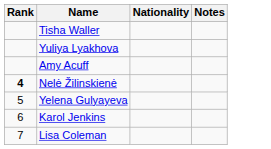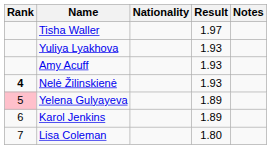+ column: (211, 13)
(20, 100) no background -> (20, 100) pink background
